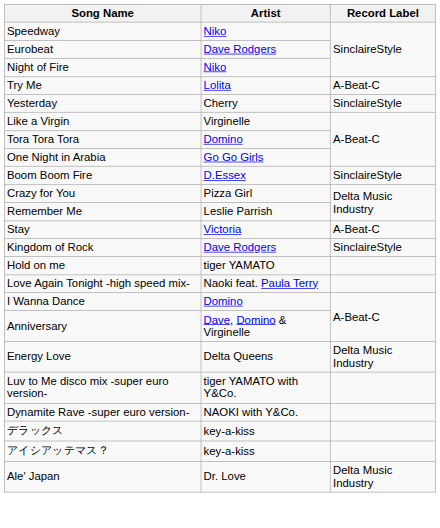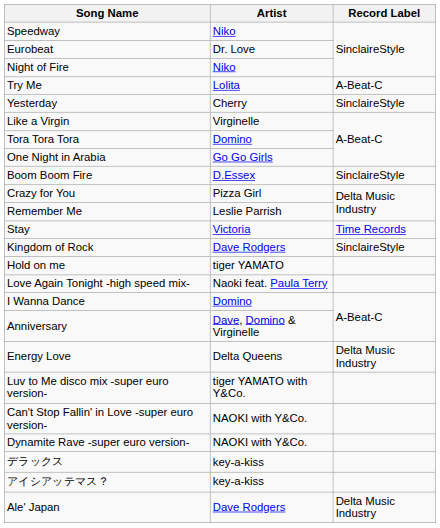(240, 49) Dave Rodgers -> (234, 49) Dr. Love
(356, 229) A-Beat-C -> (371, 229) Time Records
+ row: (100, 418)
(225, 476) Dr. Love -> (249, 507) Dave Rodgers
